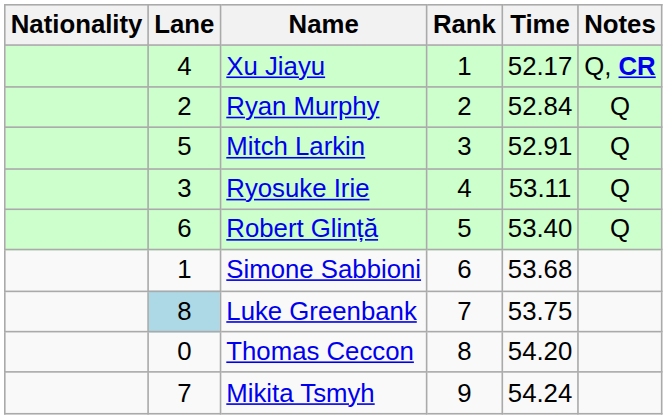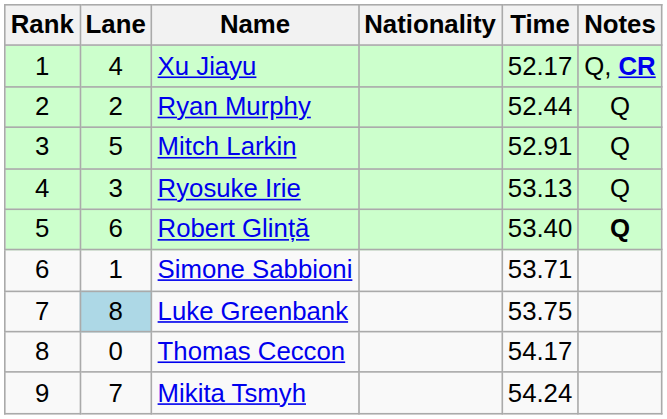columns swapped: (464, 24) <-> (77, 24)
(540, 106) 52.84 -> (540, 106) 52.44
(540, 188) 53.11 -> (540, 188) 53.13
(620, 229) normal -> (620, 229) bold
(540, 270) 53.68 -> (540, 270) 53.71
(540, 351) 54.20 -> (540, 351) 54.17
